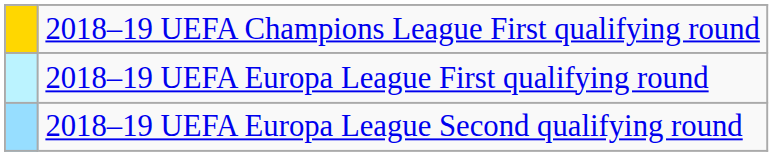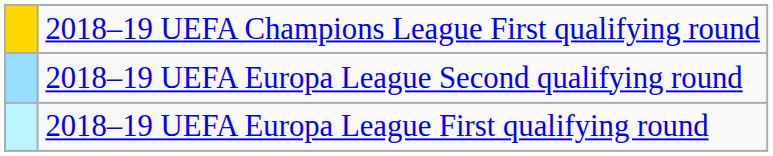rows swapped: (394, 126) <-> (377, 77)
